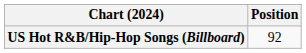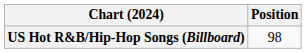(275, 37) 92 -> (275, 37) 98
